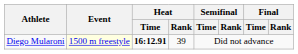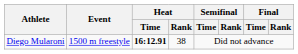(99, 42) lightyellow background -> (99, 42) no background
(181, 42) 39 -> (181, 42) 38
